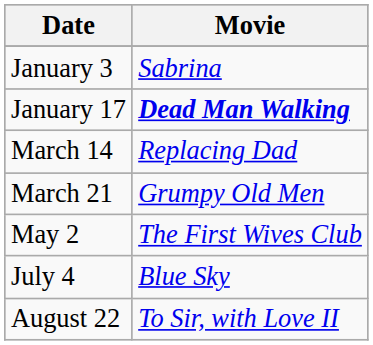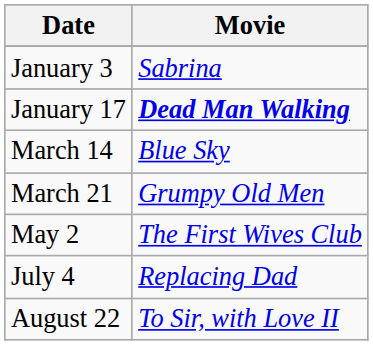(218, 151) Replacing Dad -> (184, 151) Blue Sky
(184, 276) Blue Sky -> (218, 276) Replacing Dad
